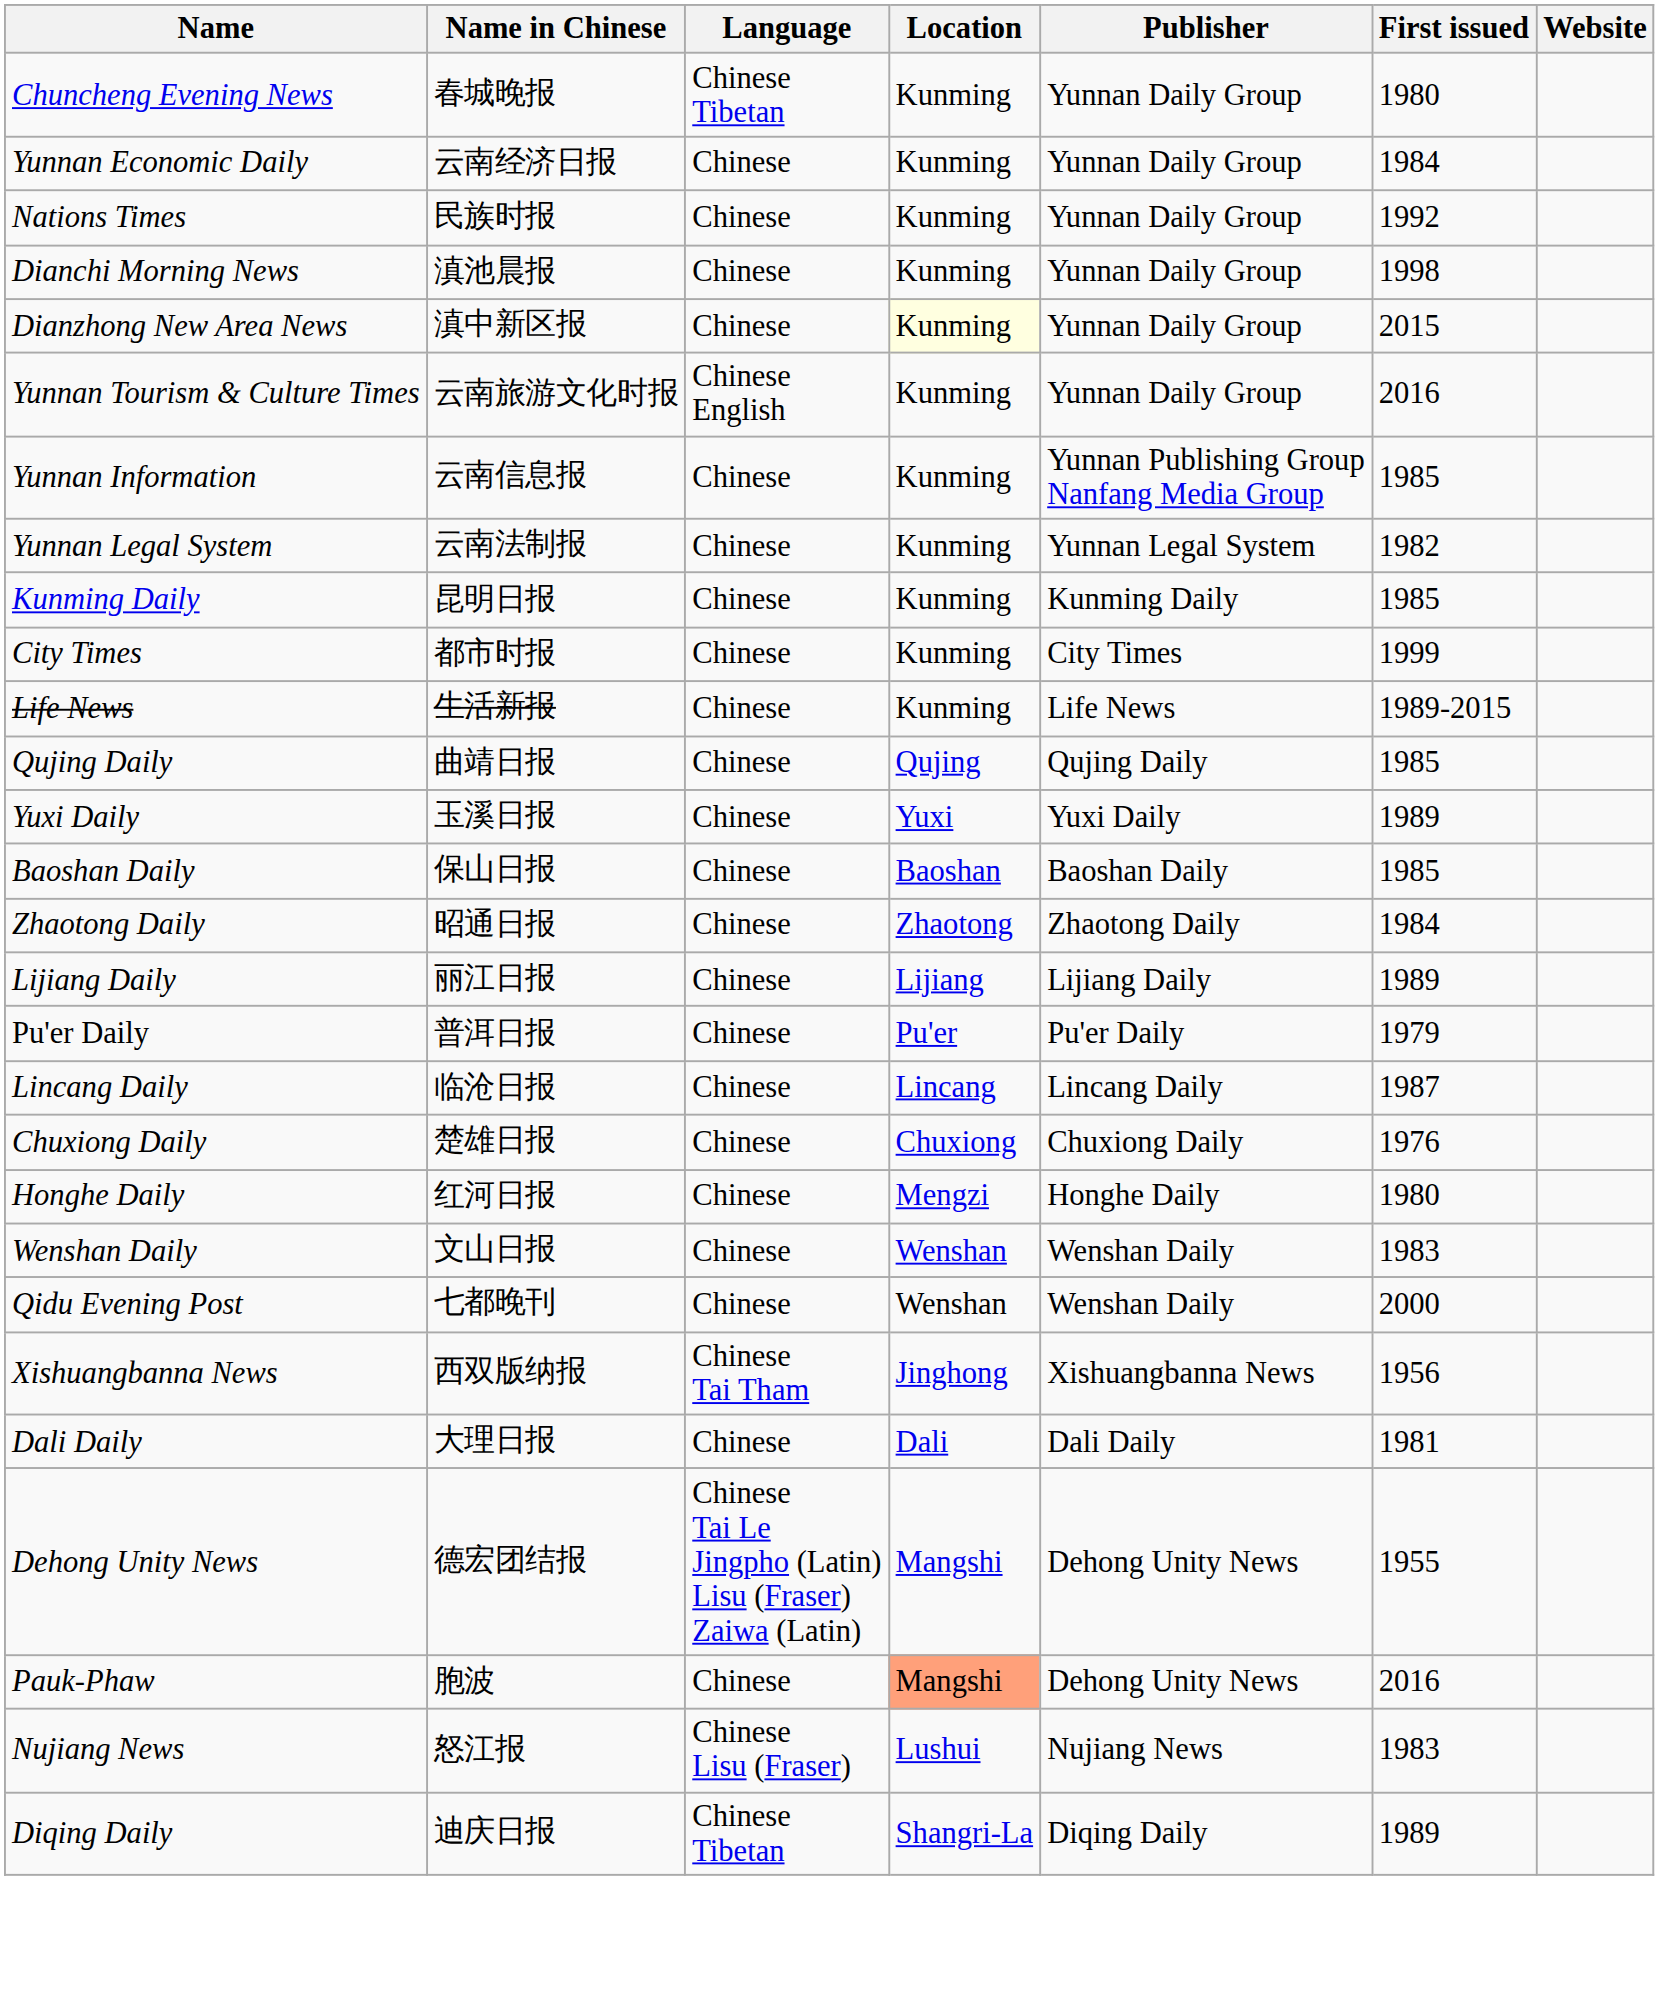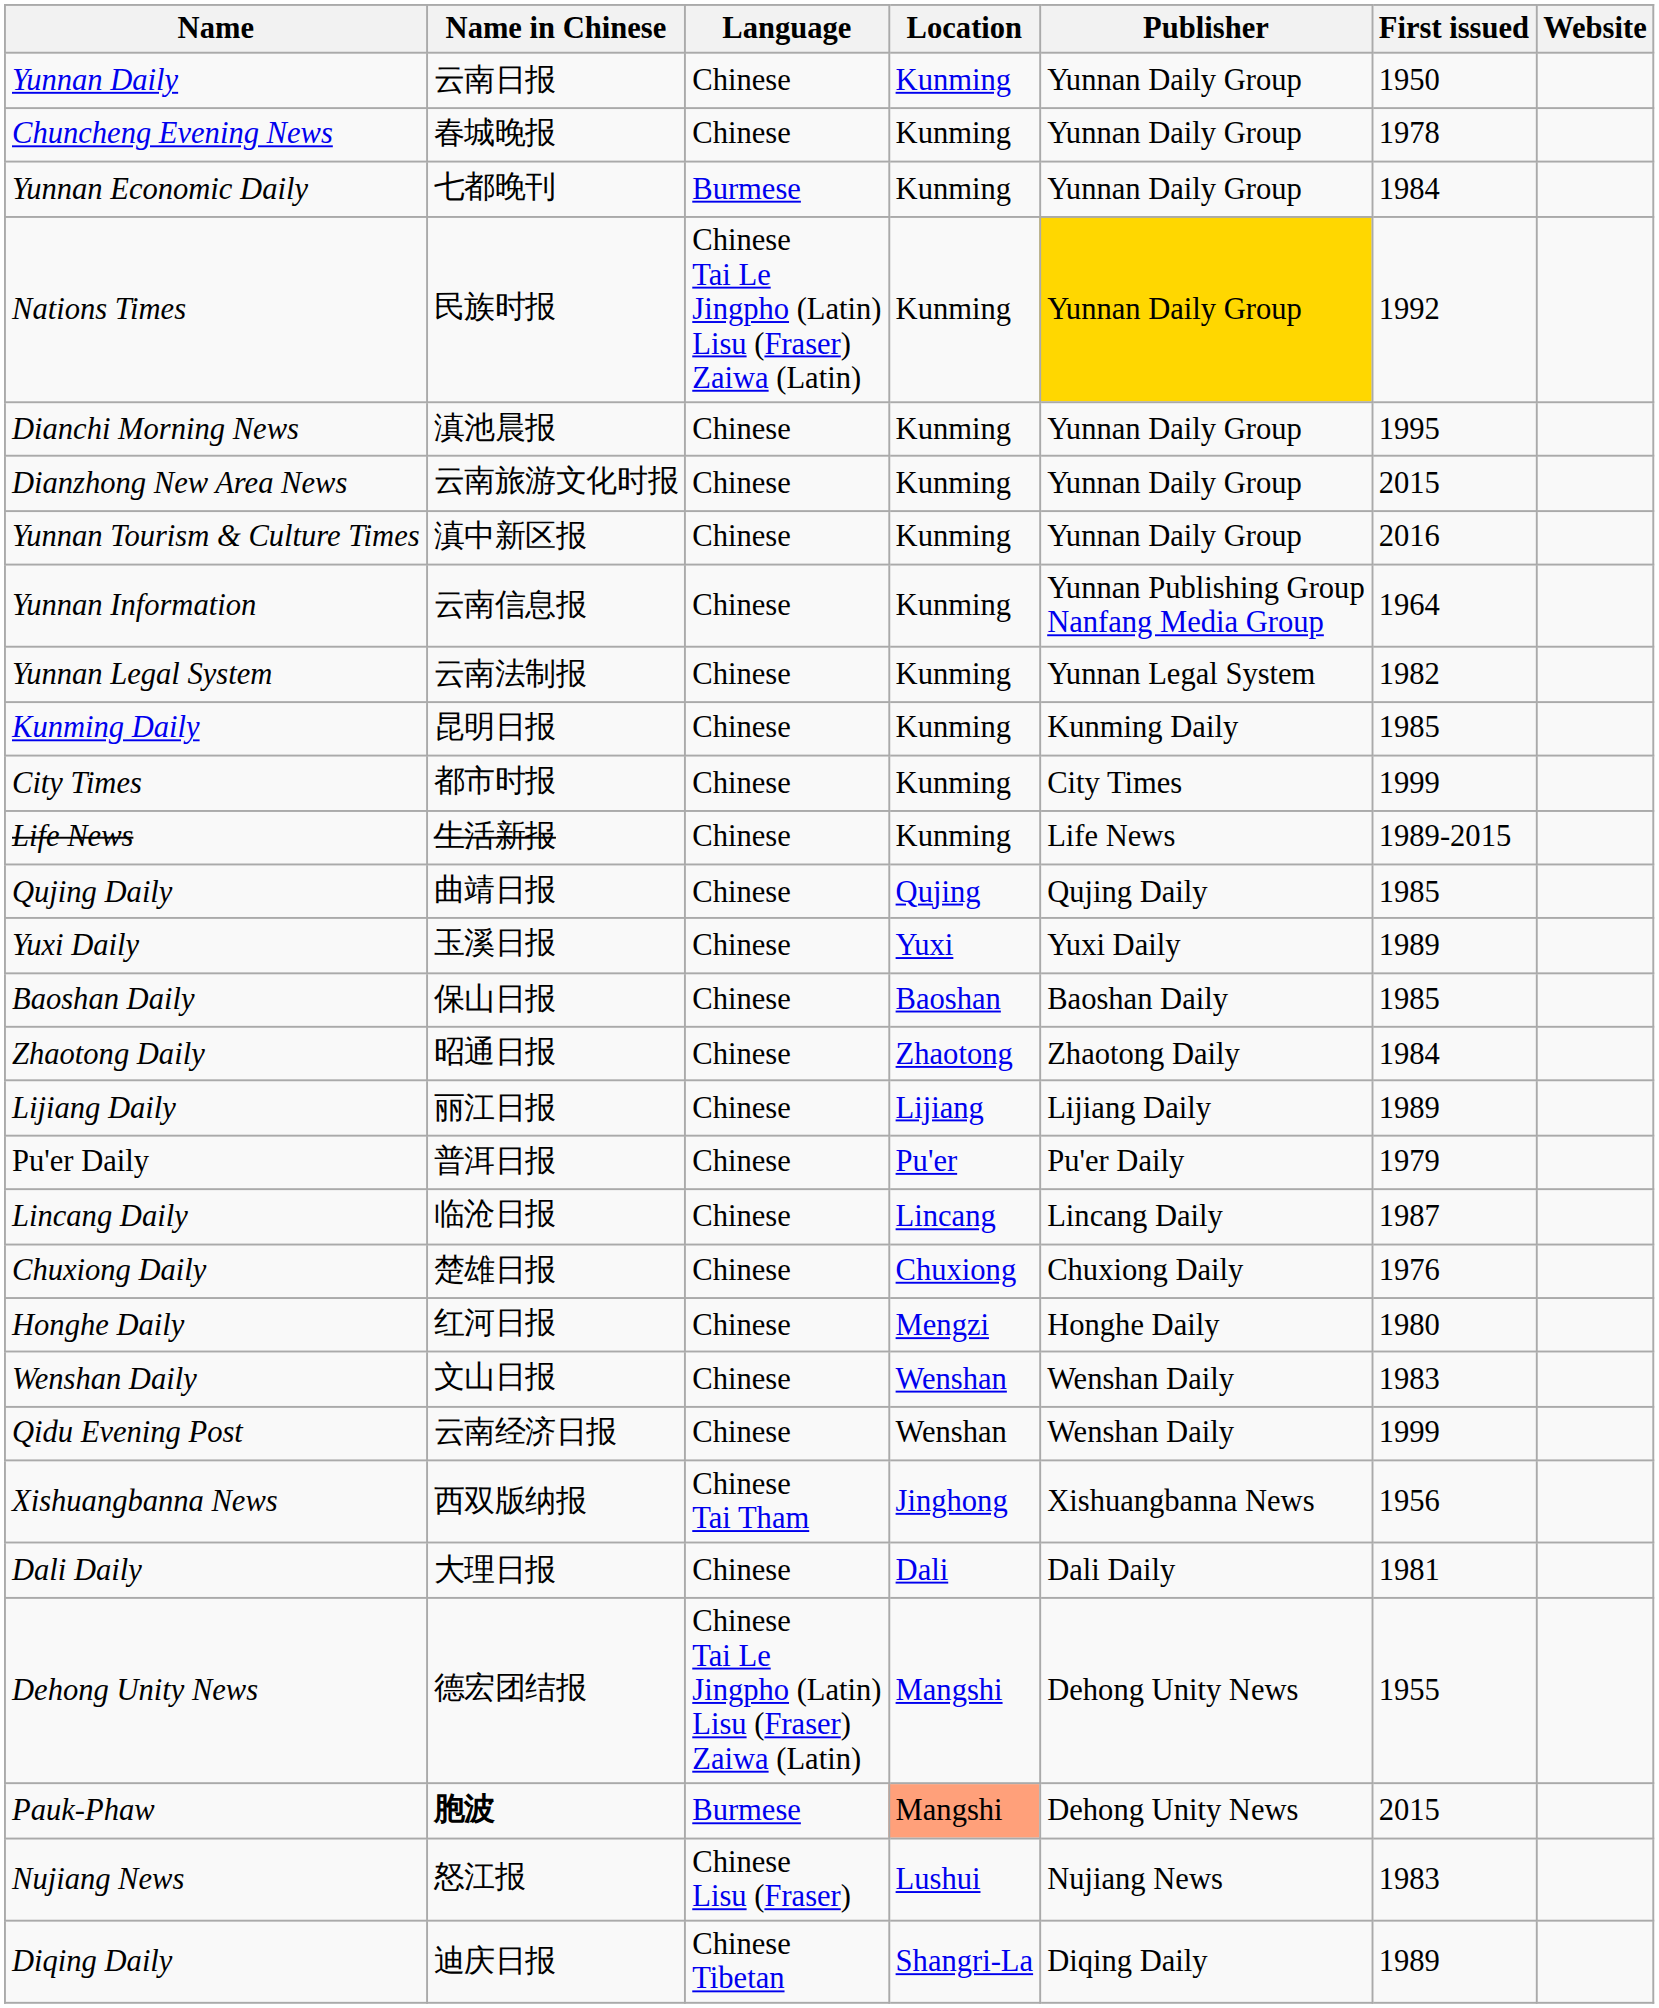+ row: (95, 80)
(741, 94) Chinese Tibetan -> (741, 134) Chinese
(1409, 94) 1980 -> (1409, 134) 1978
(525, 161) 云南经济日报 -> (495, 187) 七都晚刊
(741, 162) Chinese -> (747, 188) Burmese
(741, 217) Chinese -> (787, 308) Chinese Tai Le Jingpho (Latin) Lisu (Fraser) Zaiwa (Latin)
(1175, 217) no background -> (1175, 308) gold background
(1409, 271) 1998 -> (1409, 428) 1995
(510, 324) 滇中新区报 -> (556, 481) 云南旅游文化时报
(953, 325) lightyellow background -> (953, 482) no background
(556, 393) 云南旅游文化时报 -> (510, 536) 滇中新区报
(741, 394) Chinese English -> (741, 537) Chinese
(1409, 476) 1985 -> (1409, 605) 1964
(495, 1303) 七都晚刊 -> (525, 1431) 云南经济日报
(1409, 1304) 2000 -> (1409, 1432) 1999
(464, 1680) normal -> (464, 1809) bold
(741, 1681) Chinese -> (747, 1810) Burmese
(1409, 1681) 2016 -> (1409, 1810) 2015
